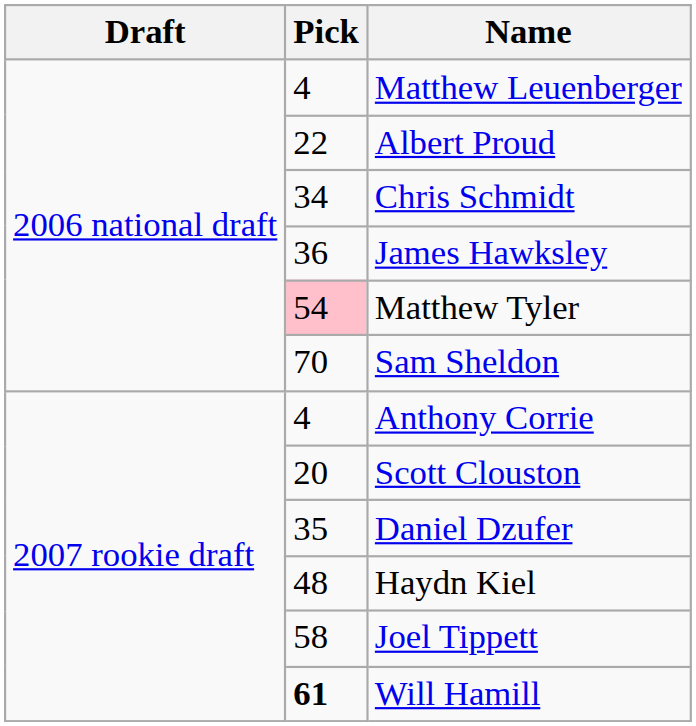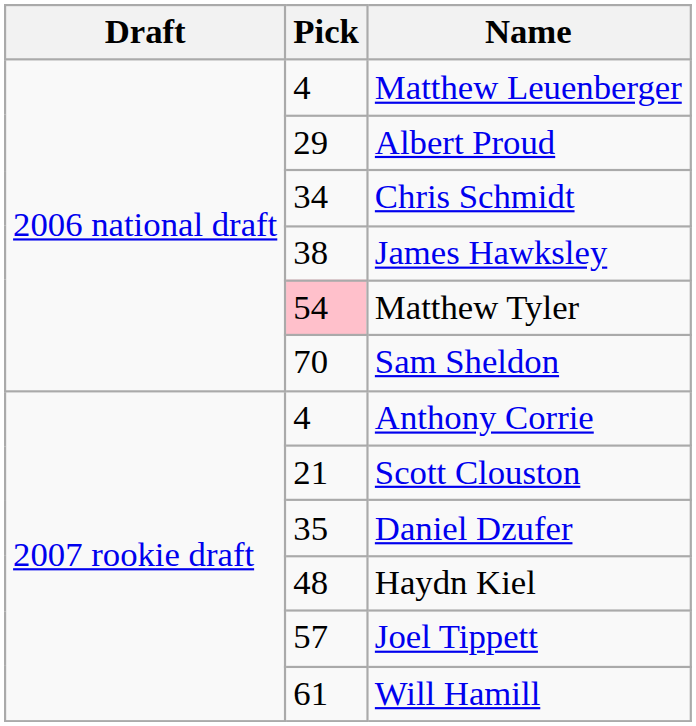(311, 142) 22 -> (311, 142) 29
(311, 252) 36 -> (311, 252) 38
(311, 472) 20 -> (311, 472) 21
(311, 637) 58 -> (311, 637) 57
(311, 692) bold -> (311, 692) normal
